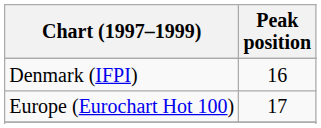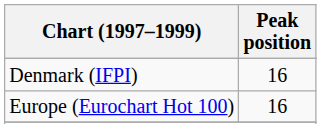(277, 106) 17 -> (277, 106) 16
